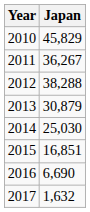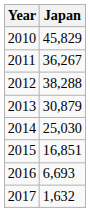(59, 173) 6,690 -> (59, 173) 6,693
